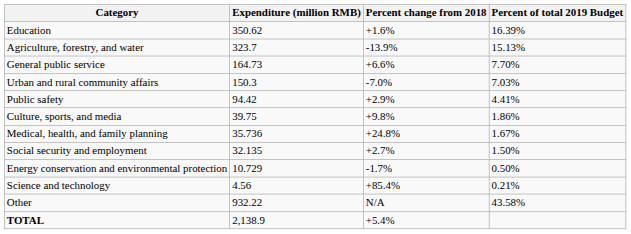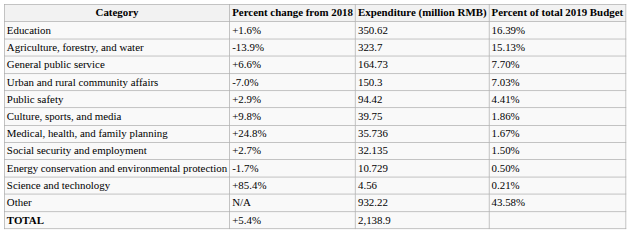columns swapped: (296, 13) <-> (426, 13)
